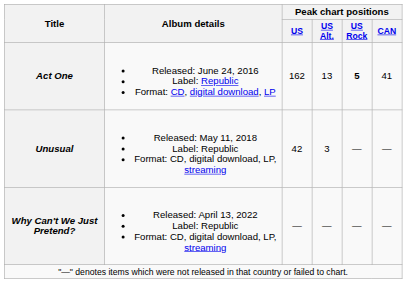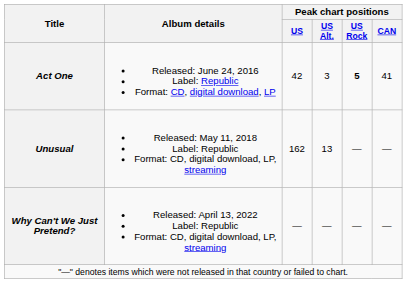(297, 76) 162 -> (297, 76) 42
(327, 76) 13 -> (327, 76) 3
(297, 148) 42 -> (297, 148) 162
(327, 148) 3 -> (327, 148) 13
